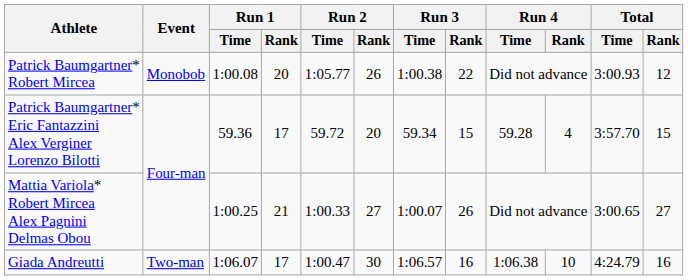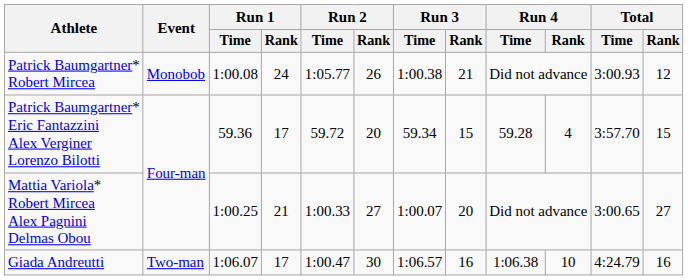(281, 74) 20 -> (281, 74) 24
(466, 74) 22 -> (466, 74) 21
(466, 211) 26 -> (466, 211) 20
